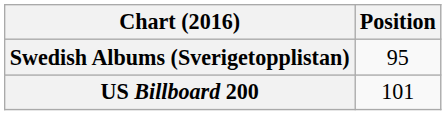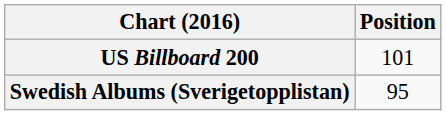rows swapped: (180, 57) <-> (180, 92)
